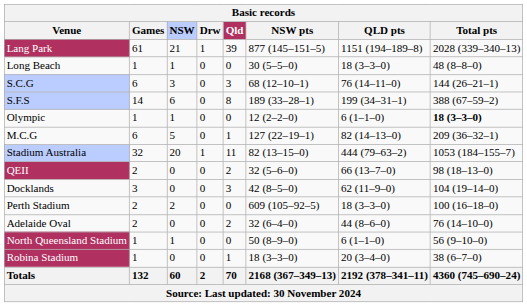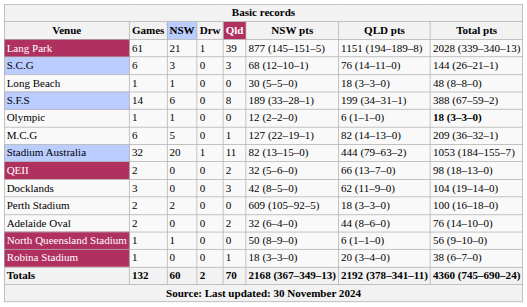rows swapped: (20, 83) <-> (33, 65)
